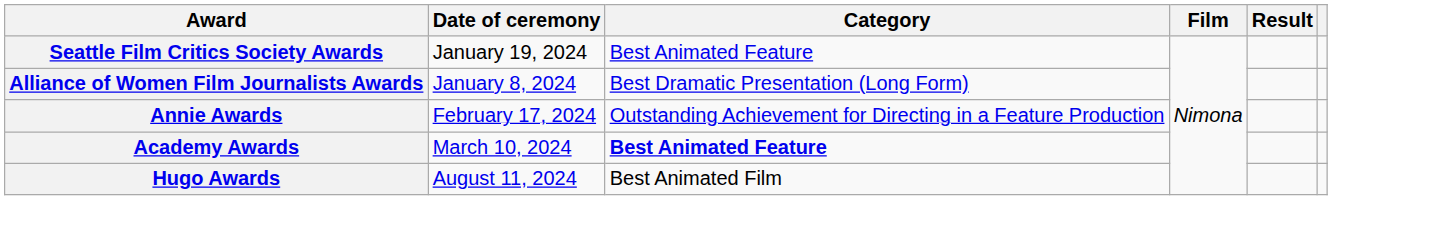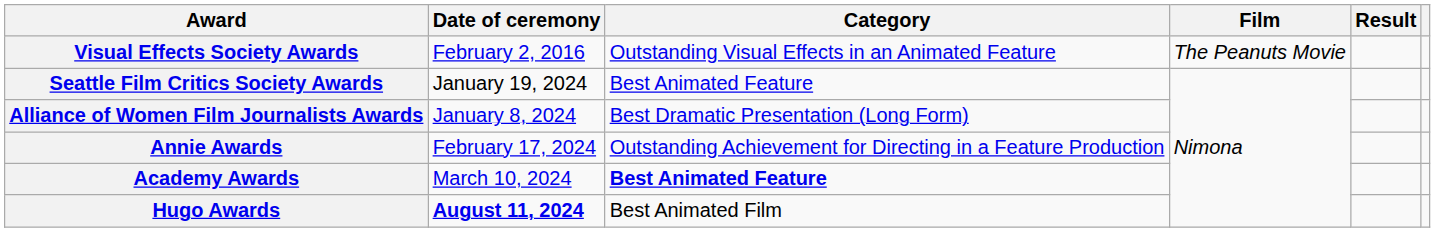+ row: (216, 52)
(505, 178) normal -> (508, 210) bold
